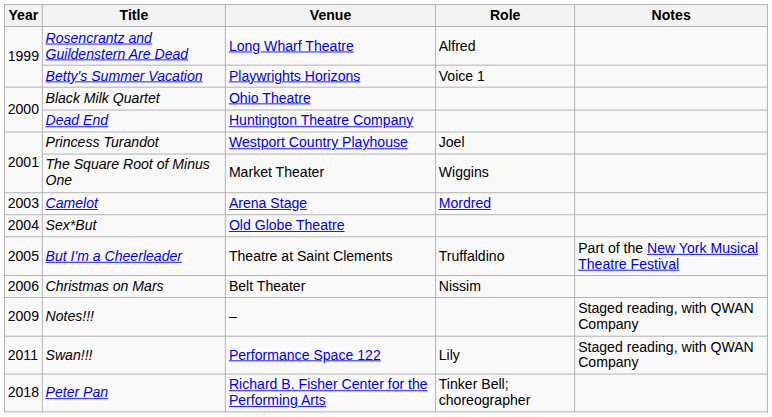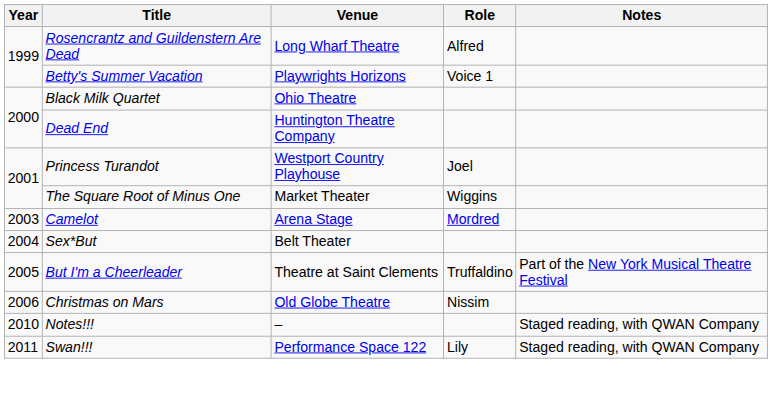(287, 225) Old Globe Theatre -> (313, 241) Belt Theater
(267, 286) Belt Theater -> (332, 302) Old Globe Theatre
(23, 316) 2009 -> (23, 324) 2010
- row: (77, 393)
